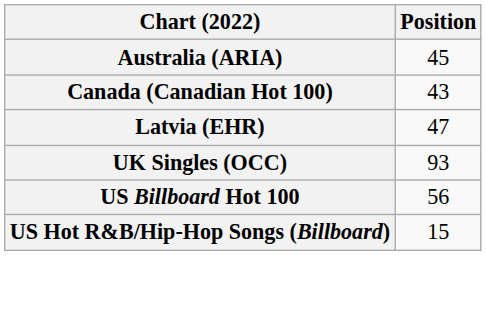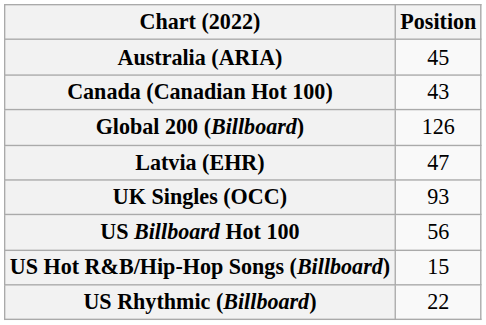+ row: (200, 127)
+ row: (200, 302)
